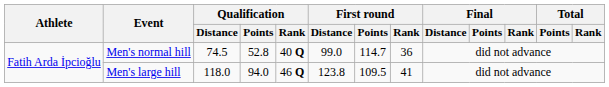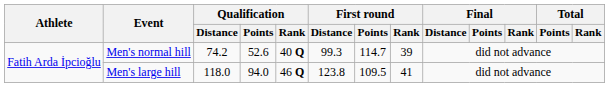(217, 53) 74.5 -> (217, 53) 74.2
(258, 53) 52.8 -> (258, 53) 52.6
(331, 53) 99.0 -> (331, 53) 99.3
(406, 53) 36 -> (406, 53) 39
